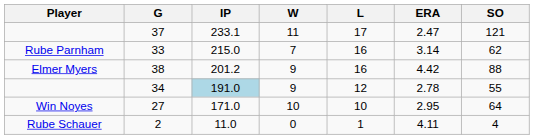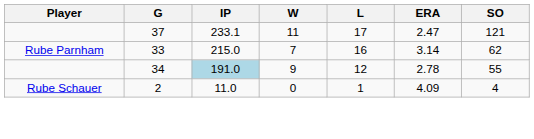- row: (158, 69)
- row: (158, 106)
(428, 124) 4.11 -> (428, 87) 4.09
